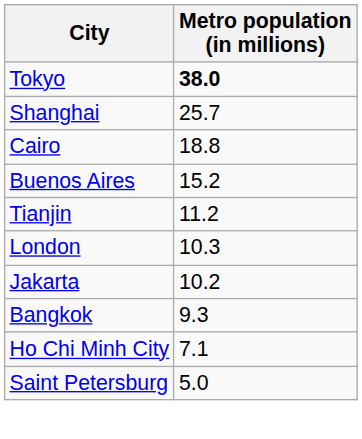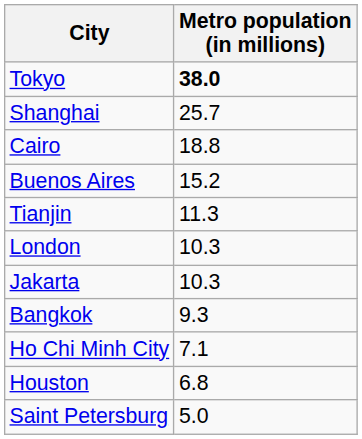(199, 214) 11.2 -> (199, 214) 11.3
(200, 281) 10.2 -> (200, 281) 10.3
+ row: (49, 382)
